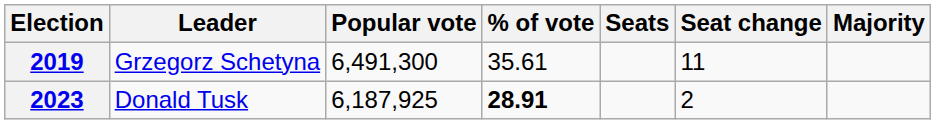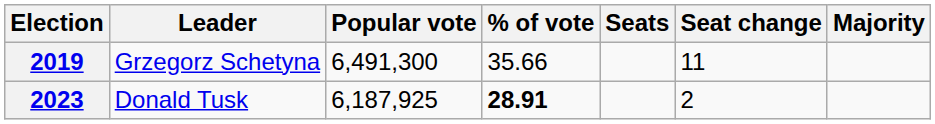(518, 61) 35.61 -> (518, 61) 35.66
